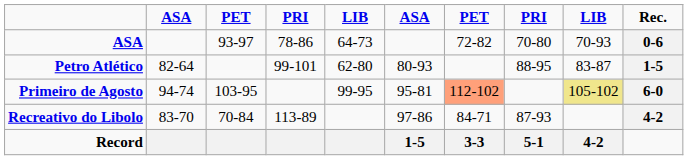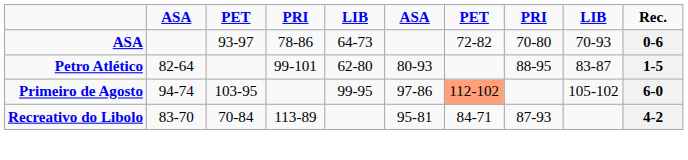(415, 92) 95-81 -> (415, 92) 97-86
(593, 92) khaki background -> (593, 92) no background
(415, 117) 97-86 -> (415, 117) 95-81
- row: (119, 142)
